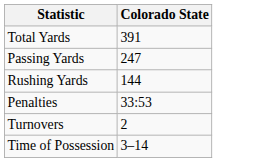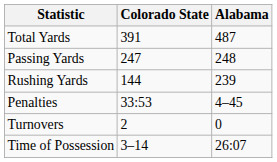+ column: (242, 15)
